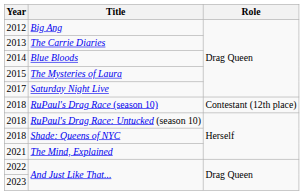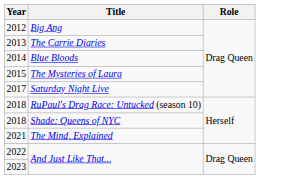- row: (16, 105)
